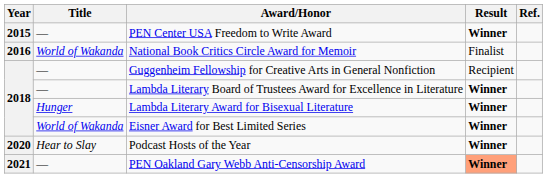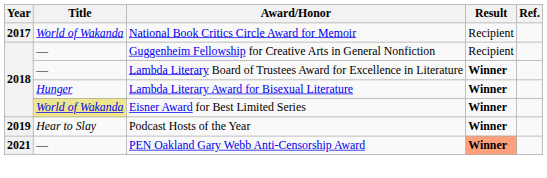- row: (230, 32)
(19, 51) 2016 -> (19, 32) 2017
(486, 51) Finalist -> (491, 32) Recipient
(80, 126) no background -> (80, 107) khaki background
(19, 145) 2020 -> (19, 126) 2019
